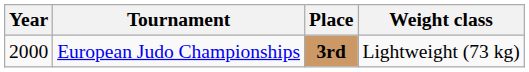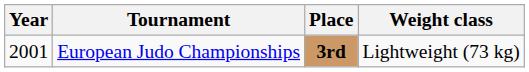(29, 50) 2000 -> (29, 50) 2001
